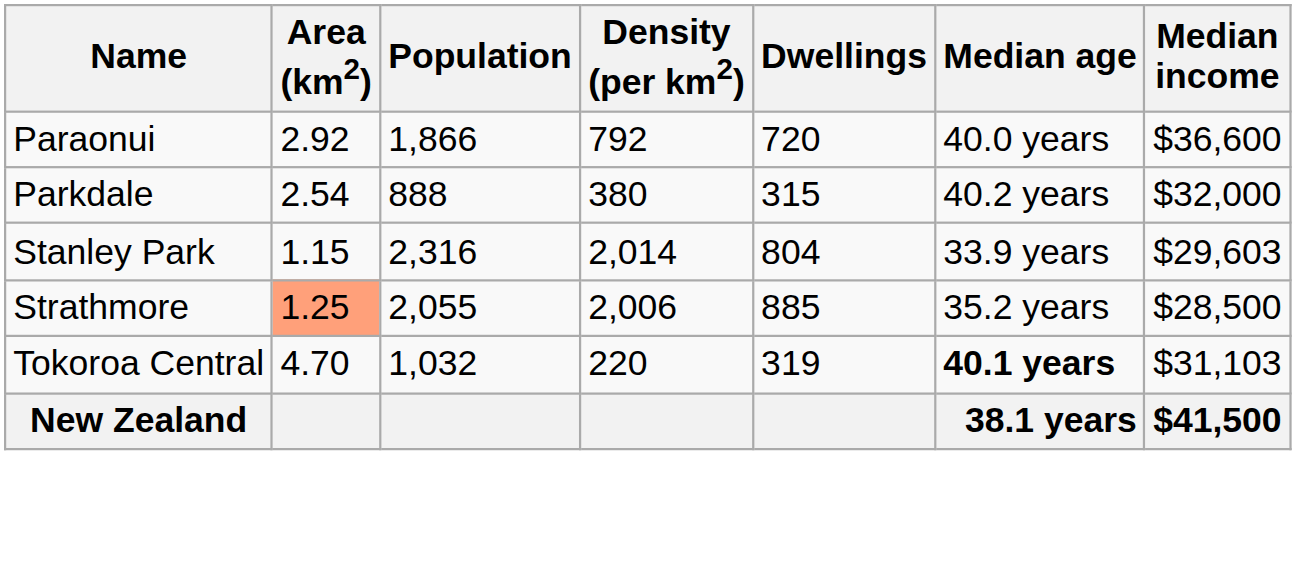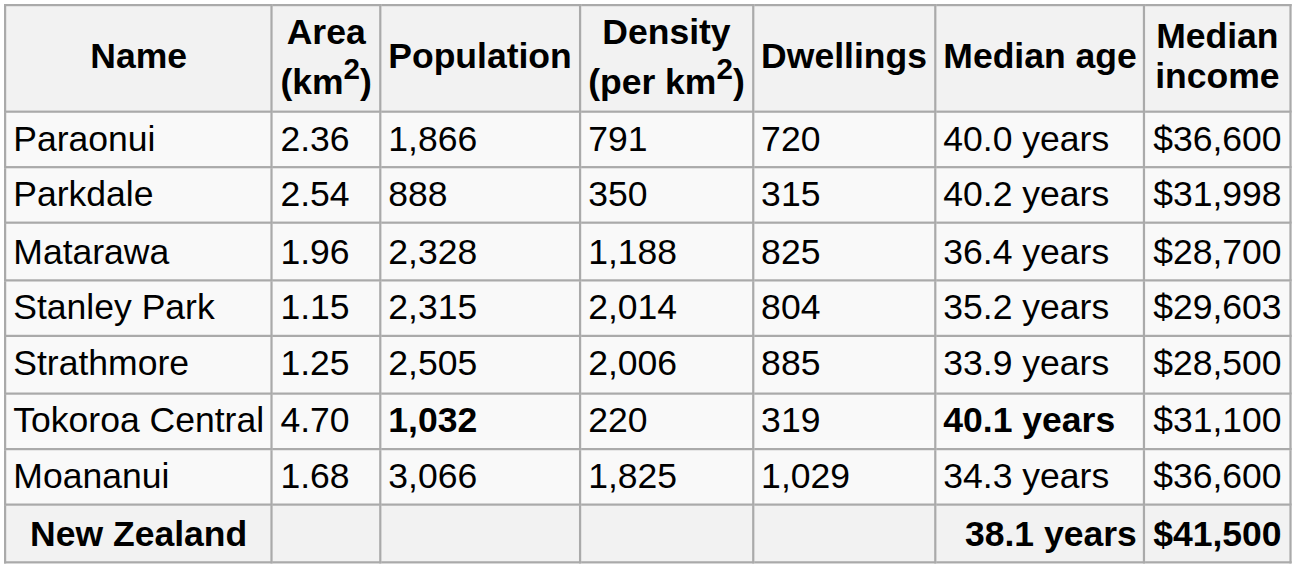(315, 138) 2.92 -> (315, 138) 2.36
(618, 138) 792 -> (618, 138) 791
(618, 194) 380 -> (618, 194) 350
(1217, 194) $32,000 -> (1217, 194) $31,998
+ row: (91, 251)
(433, 251) 2,316 -> (433, 307) 2,315
(1026, 251) 33.9 years -> (1026, 307) 35.2 years
(315, 307) lightsalmon background -> (315, 363) no background
(433, 307) 2,055 -> (433, 363) 2,505
(1026, 307) 35.2 years -> (1026, 363) 33.9 years
(433, 363) normal -> (433, 420) bold
(1217, 363) $31,103 -> (1217, 420) $31,100
+ row: (91, 476)
